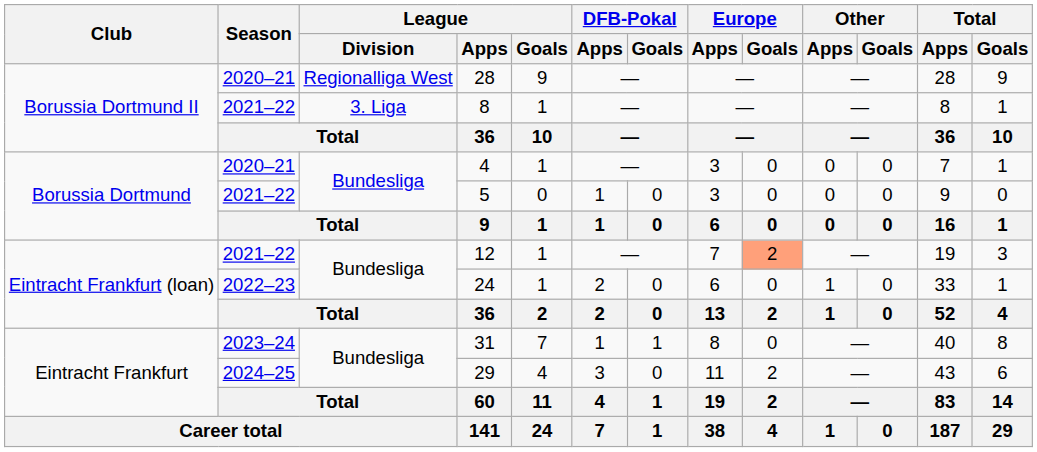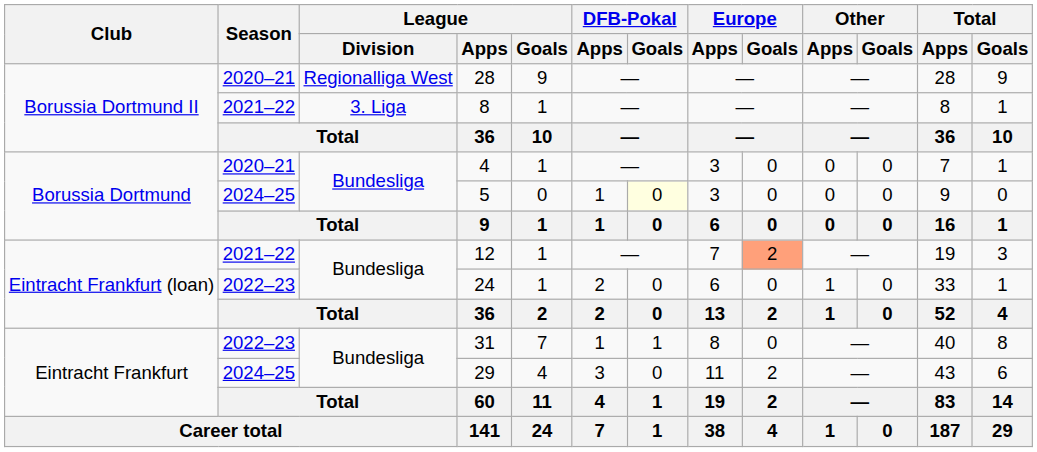(259, 195) 2021–22 -> (259, 195) 2024–25
(657, 195) no background -> (657, 195) lightyellow background
(259, 343) 2023–24 -> (259, 343) 2022–23
